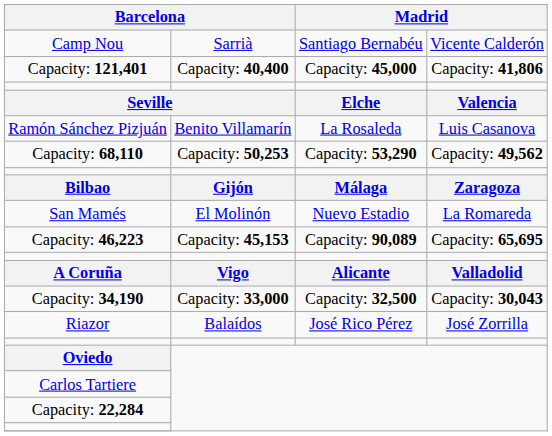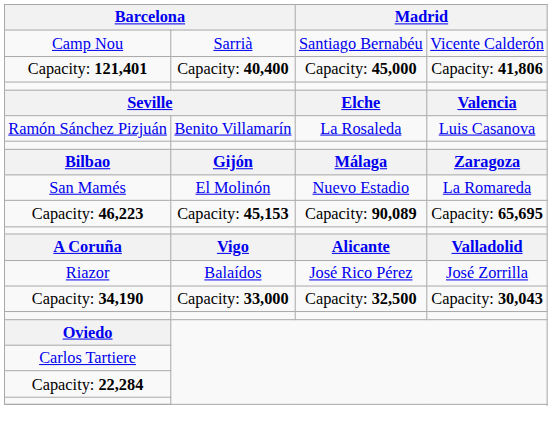- row: (88, 154)
rows swapped: (88, 324) <-> (88, 298)
